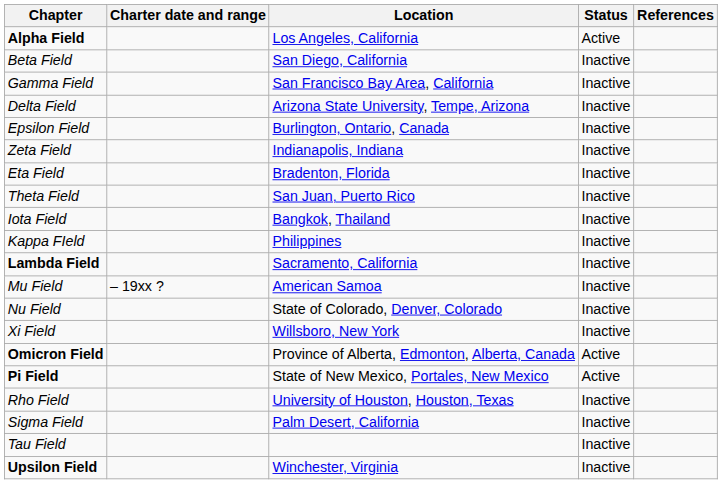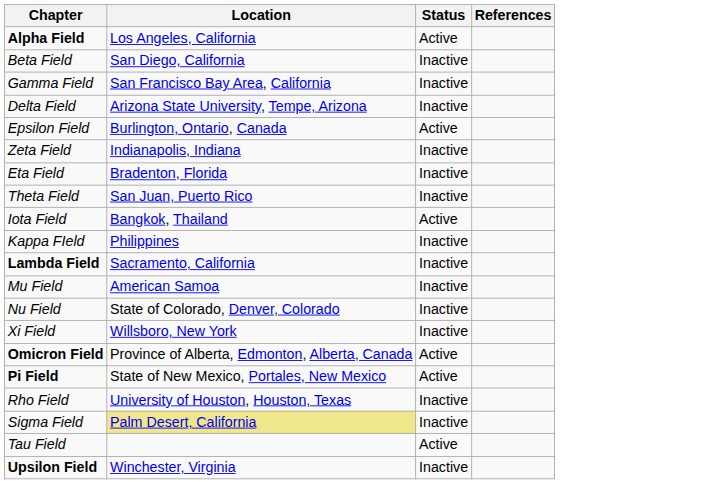- column: (188, 15)
(606, 128) Inactive -> (438, 128) Active
(606, 219) Inactive -> (438, 219) Active
(346, 422) no background -> (183, 422) khaki background
(606, 444) Inactive -> (438, 444) Active
